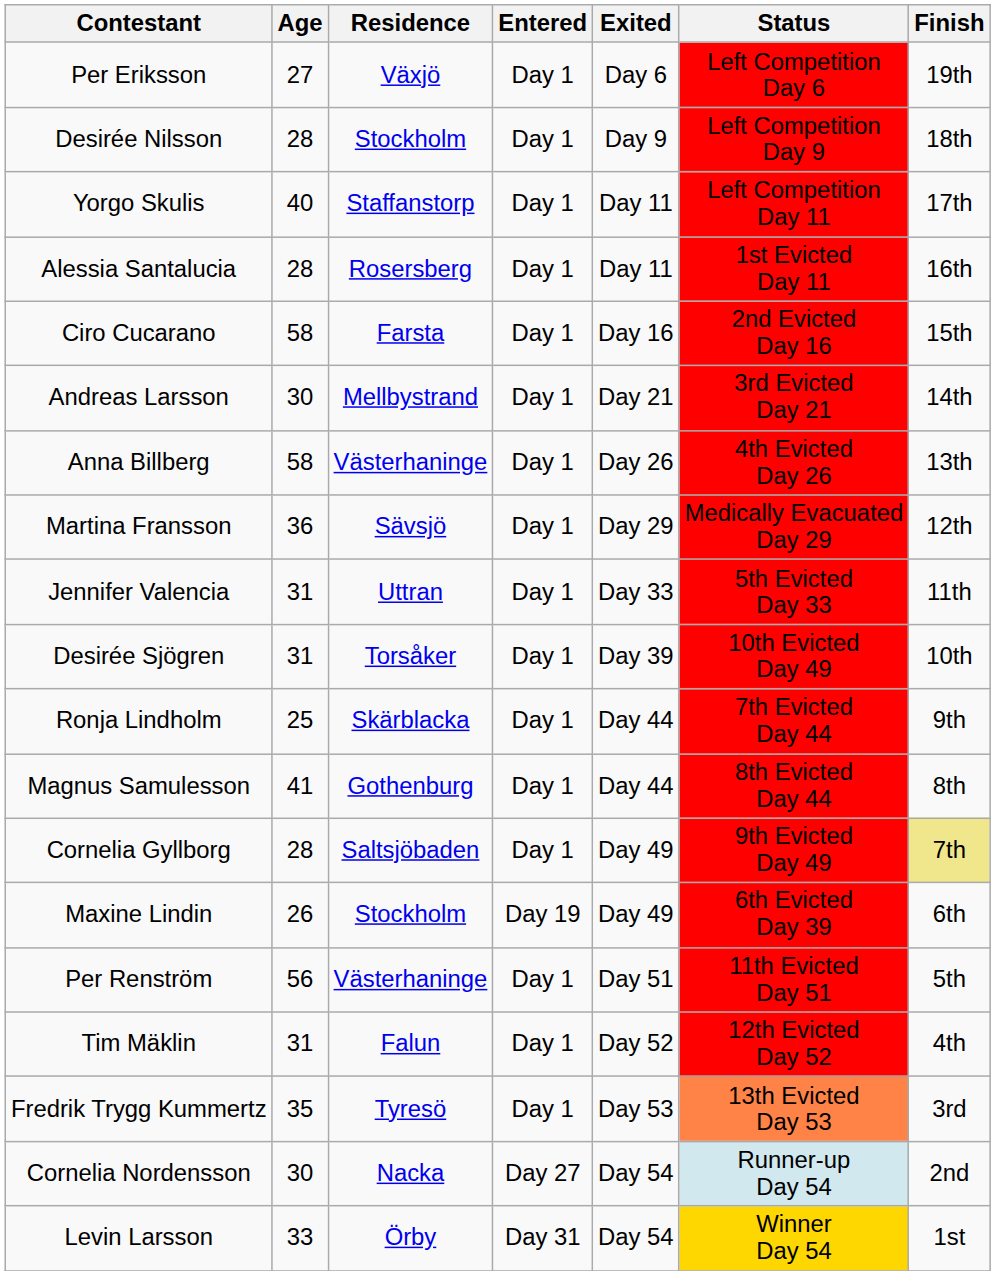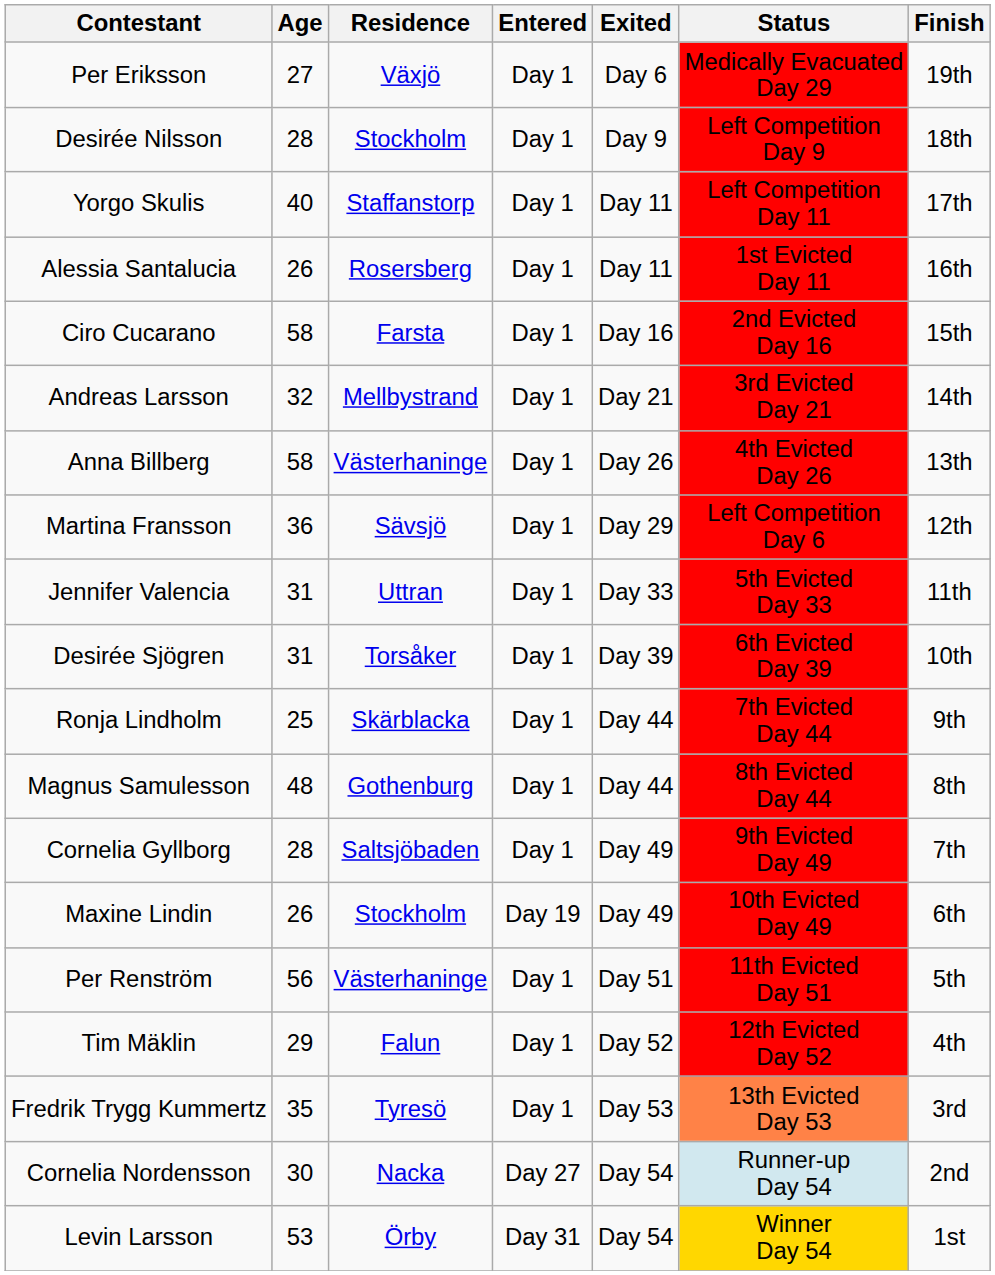(794, 74) Left Competition Day 6 -> (794, 74) Medically Evacuated Day 29
(300, 268) 28 -> (300, 268) 26
(300, 397) 30 -> (300, 397) 32
(794, 527) Medically Evacuated Day 29 -> (794, 527) Left Competition Day 6
(794, 656) 10th Evicted Day 49 -> (794, 656) 6th Evicted Day 39
(300, 785) 41 -> (300, 785) 48
(949, 850) khaki background -> (949, 850) no background
(794, 914) 6th Evicted Day 39 -> (794, 914) 10th Evicted Day 49
(300, 1044) 31 -> (300, 1044) 29
(300, 1237) 33 -> (300, 1237) 53
